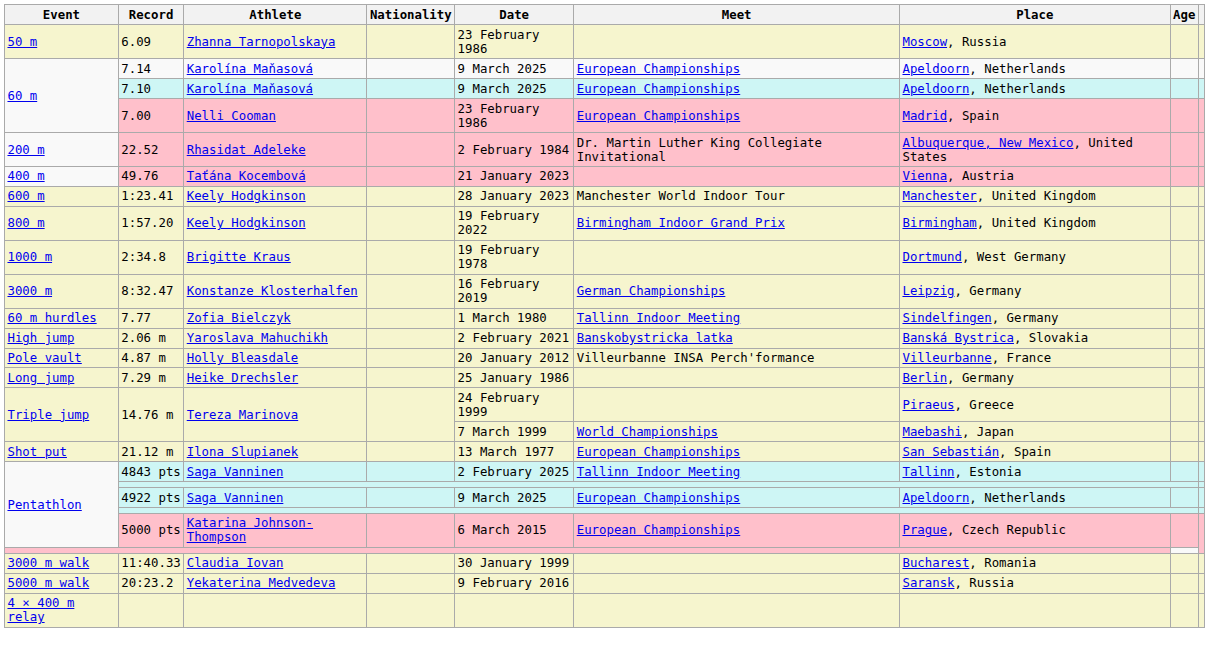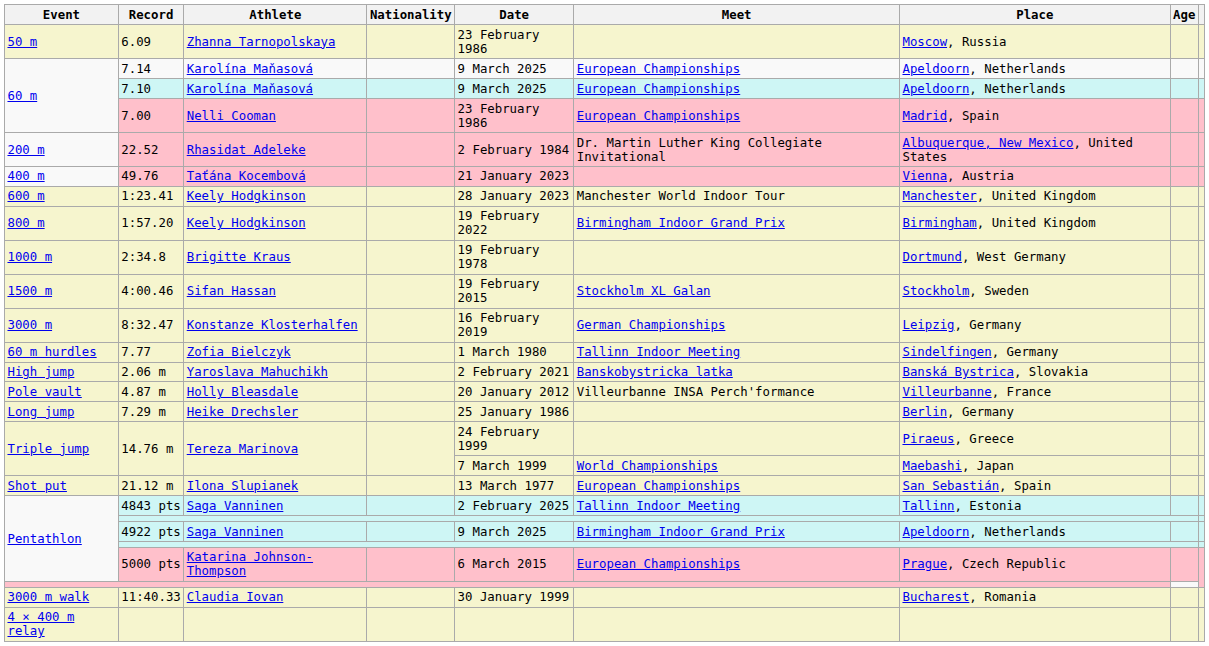+ row: (30, 291)
(658, 498) European Championships -> (681, 532) Birmingham Indoor Grand Prix
- row: (48, 583)
